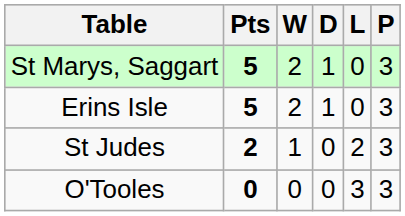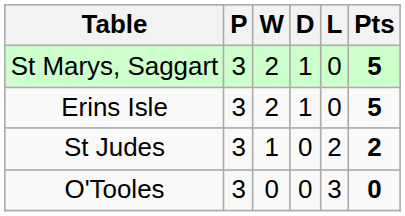columns swapped: (386, 25) <-> (250, 25)
